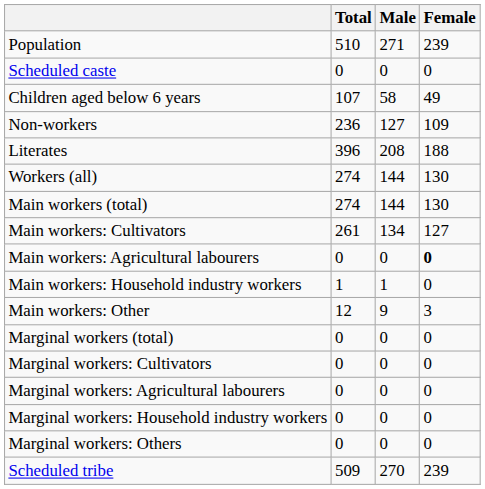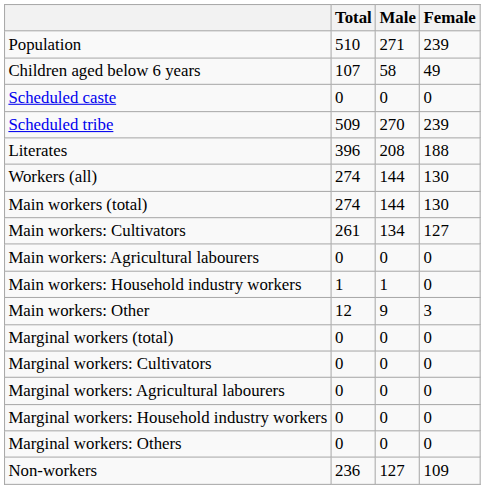rows swapped: (105, 97) <-> (62, 71)
rows swapped: (61, 470) <-> (53, 124)
(428, 257) bold -> (428, 257) normal
